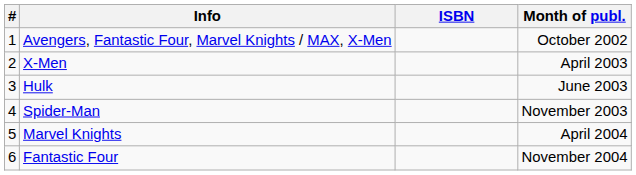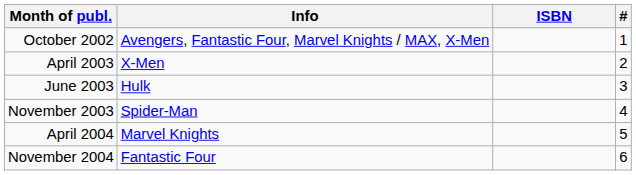columns swapped: (12, 16) <-> (575, 16)
